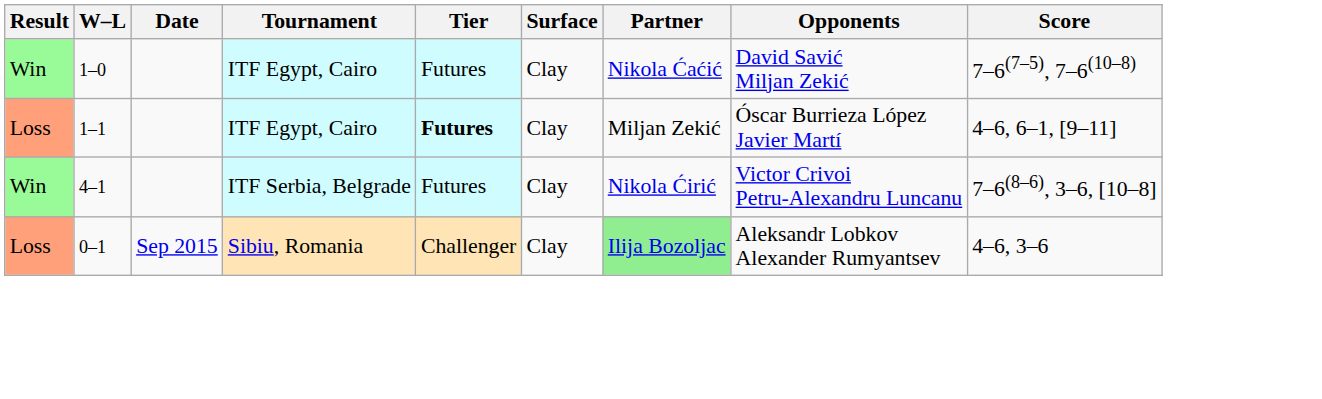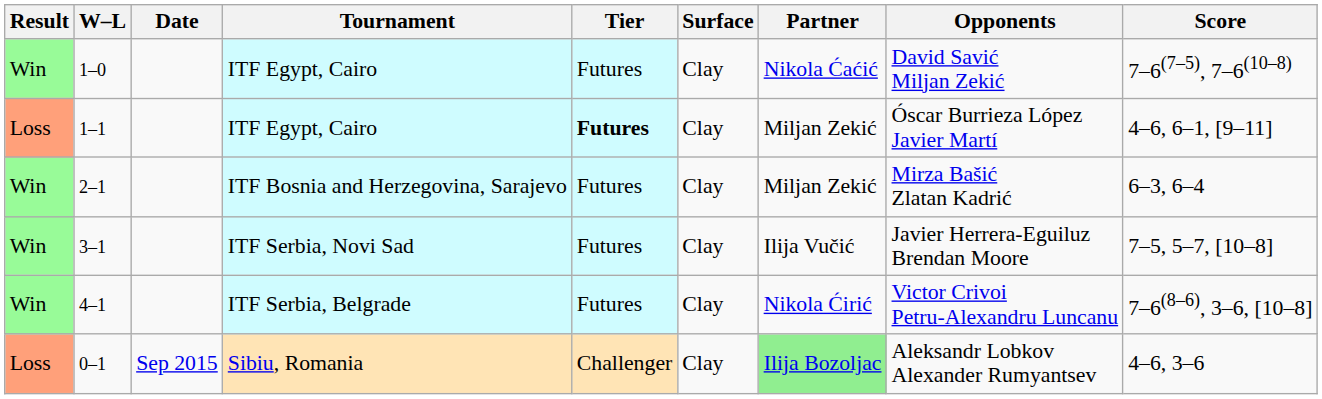+ row: (93, 187)
+ row: (93, 246)
